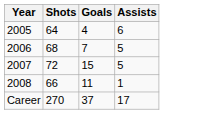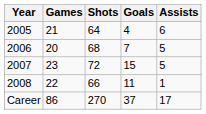+ column: (64, 13)
